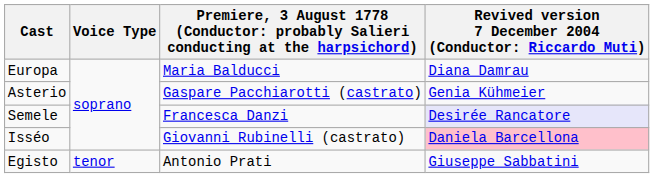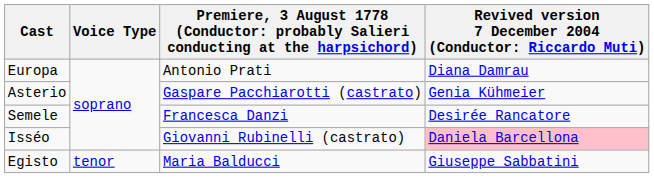(221, 71) Maria Balducci -> (217, 71) Antonio Prati
(499, 116) lavender background -> (499, 116) no background
(217, 161) Antonio Prati -> (221, 161) Maria Balducci
